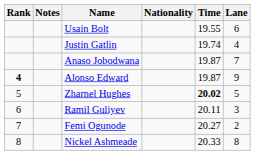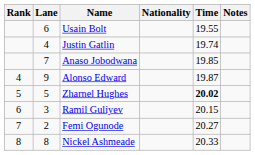columns swapped: (237, 12) <-> (48, 12)
(209, 61) 19.87 -> (207, 61) 19.85
(19, 77) bold -> (19, 77) normal
(209, 110) 20.11 -> (207, 110) 20.15
